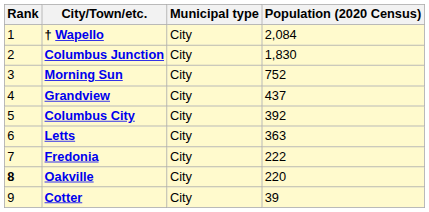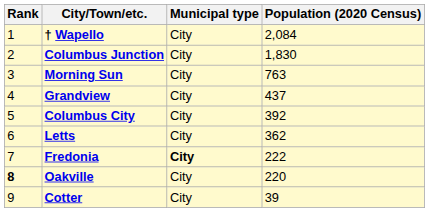(275, 75) 752 -> (275, 75) 763
(275, 136) 363 -> (275, 136) 362
(181, 156) normal -> (182, 156) bold
